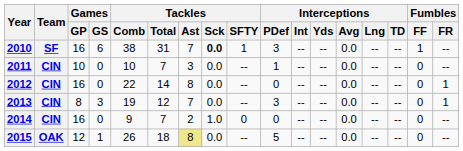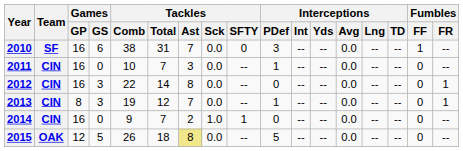(214, 48) bold -> (214, 48) normal
(244, 48) 1 -> (244, 48) 0
(79, 66) 10 -> (79, 66) 16
(100, 84) 0 -> (100, 84) 3
(276, 102) 3 -> (276, 102) 1
(244, 119) 0 -> (244, 119) 1
(100, 137) 1 -> (100, 137) 5
